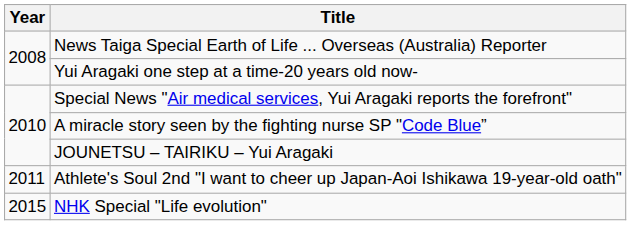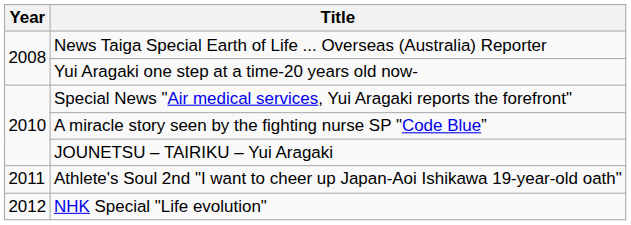(27, 206) 2015 -> (27, 206) 2012
